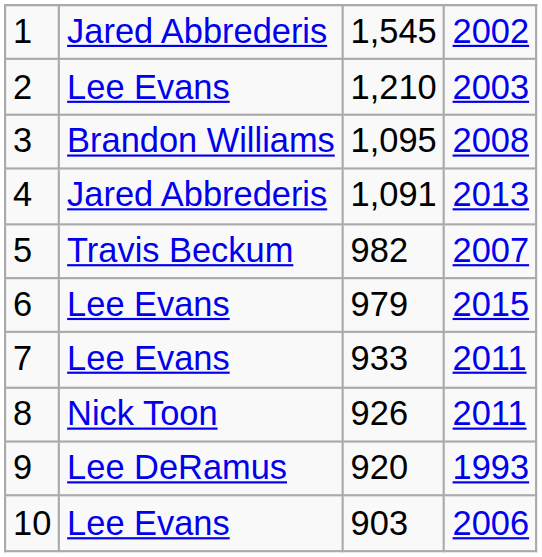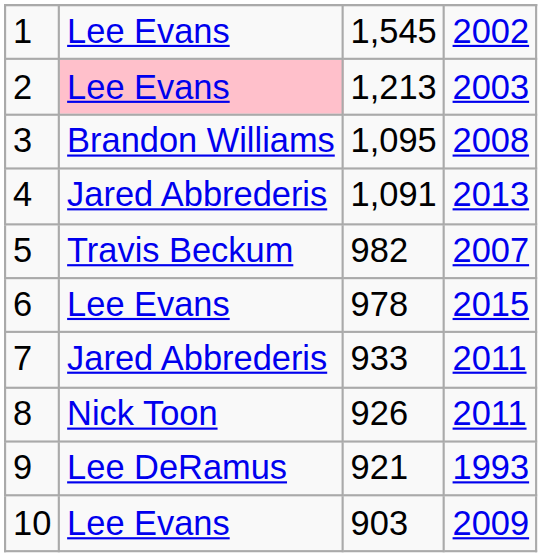(197, 31) Jared Abbrederis -> (148, 31) Lee Evans
(148, 86) no background -> (148, 86) pink background
(394, 86) 1,210 -> (394, 86) 1,213
(379, 304) 979 -> (379, 304) 978
(148, 359) Lee Evans -> (197, 359) Jared Abbrederis
(379, 468) 920 -> (379, 468) 921
(491, 522) 2006 -> (491, 522) 2009
